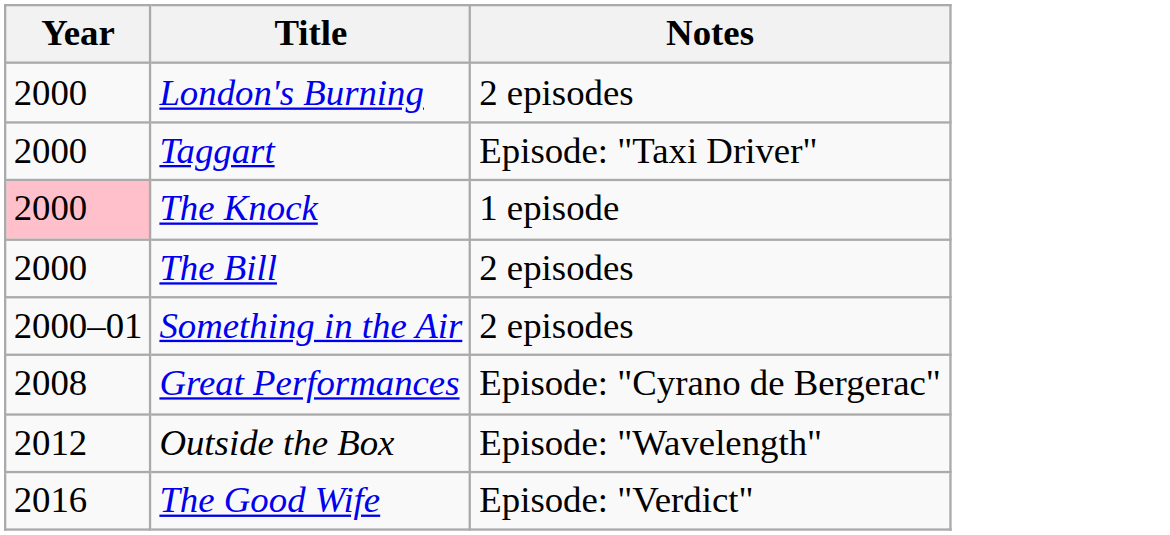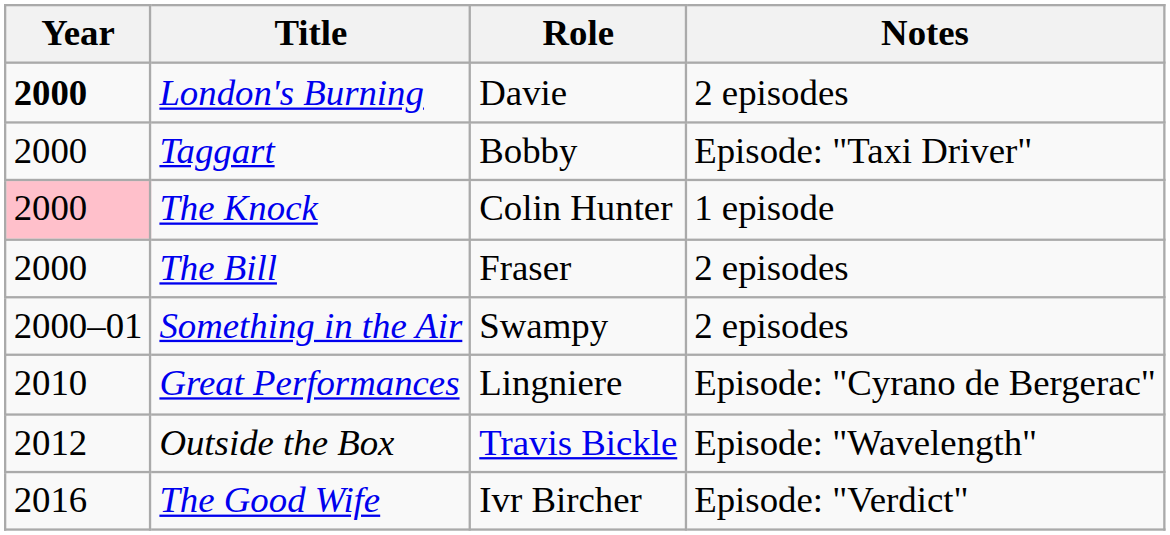+ column: (578, 33)
(50, 92) normal -> (50, 92) bold
(50, 383) 2008 -> (50, 383) 2010
